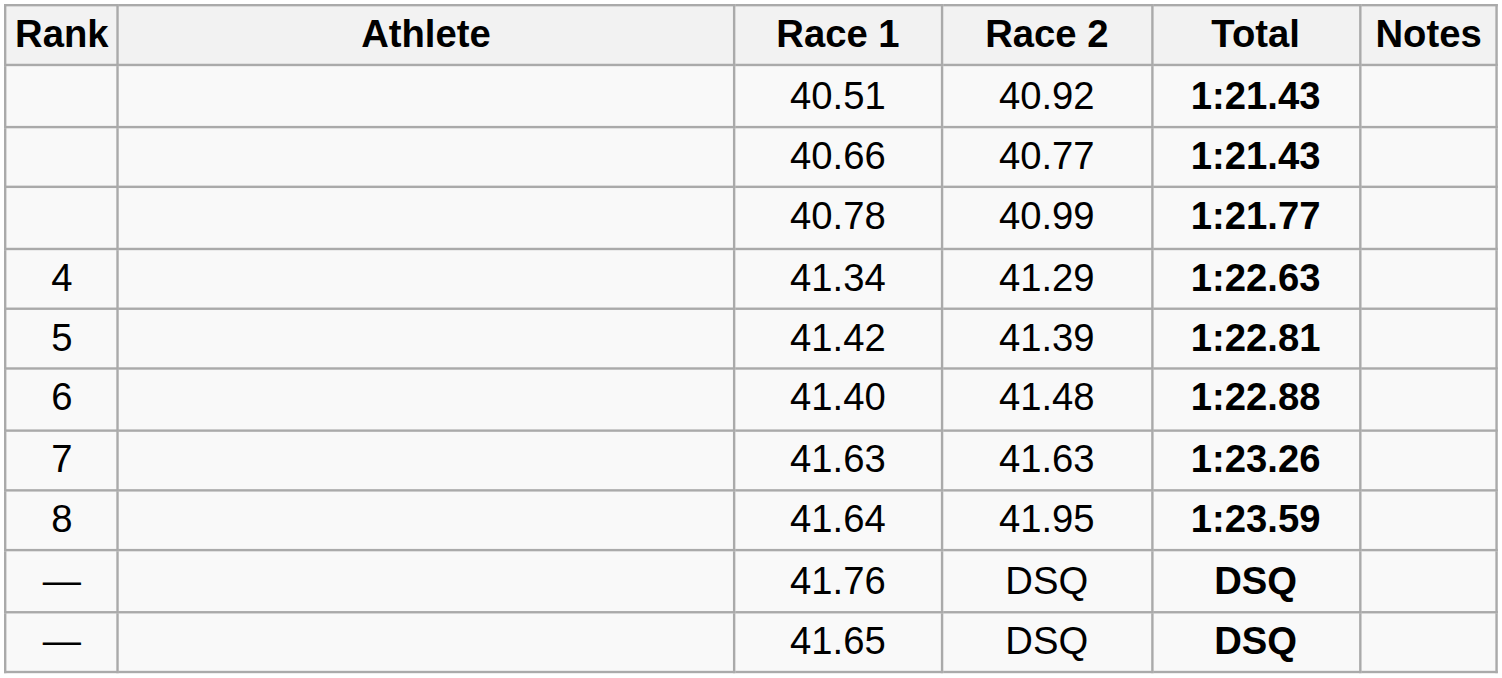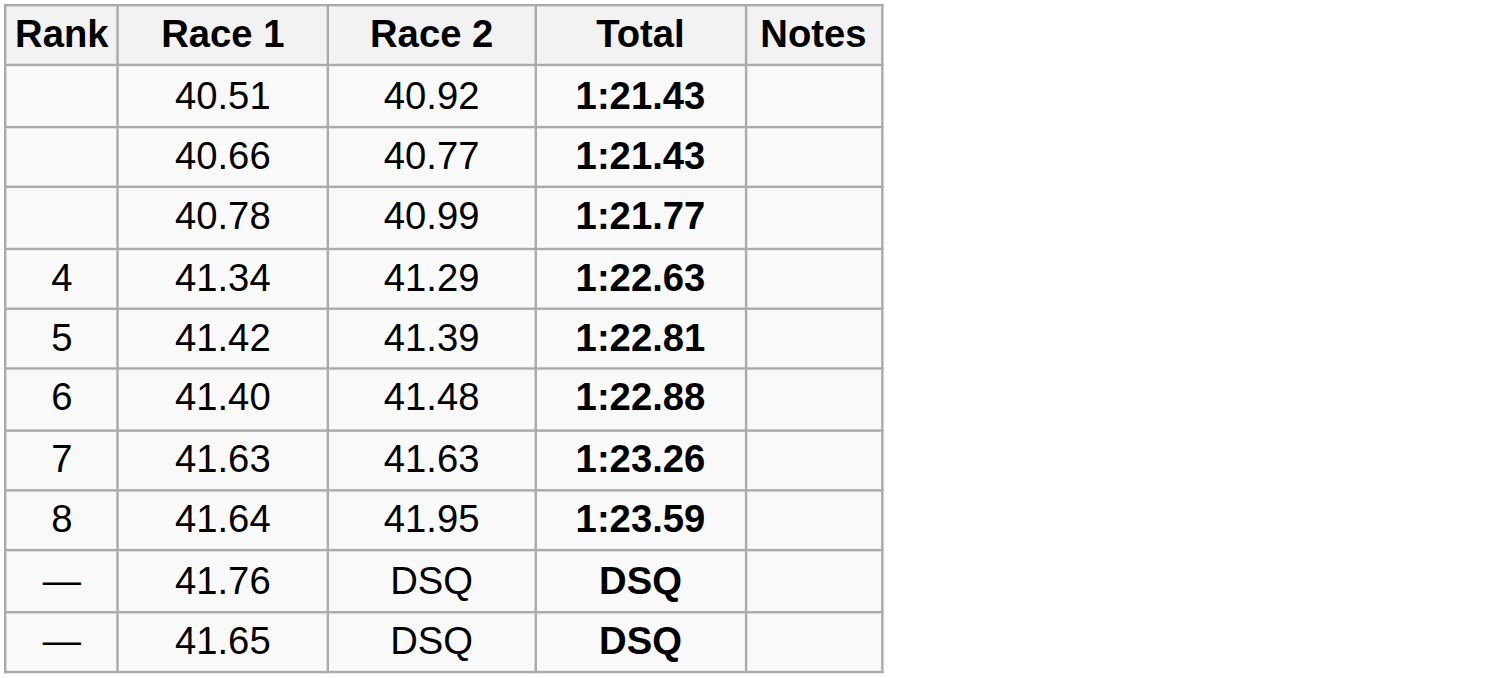- column: (426, 34)
